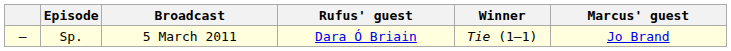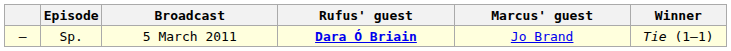columns swapped: (638, 15) <-> (502, 15)
(366, 36) normal -> (366, 36) bold
